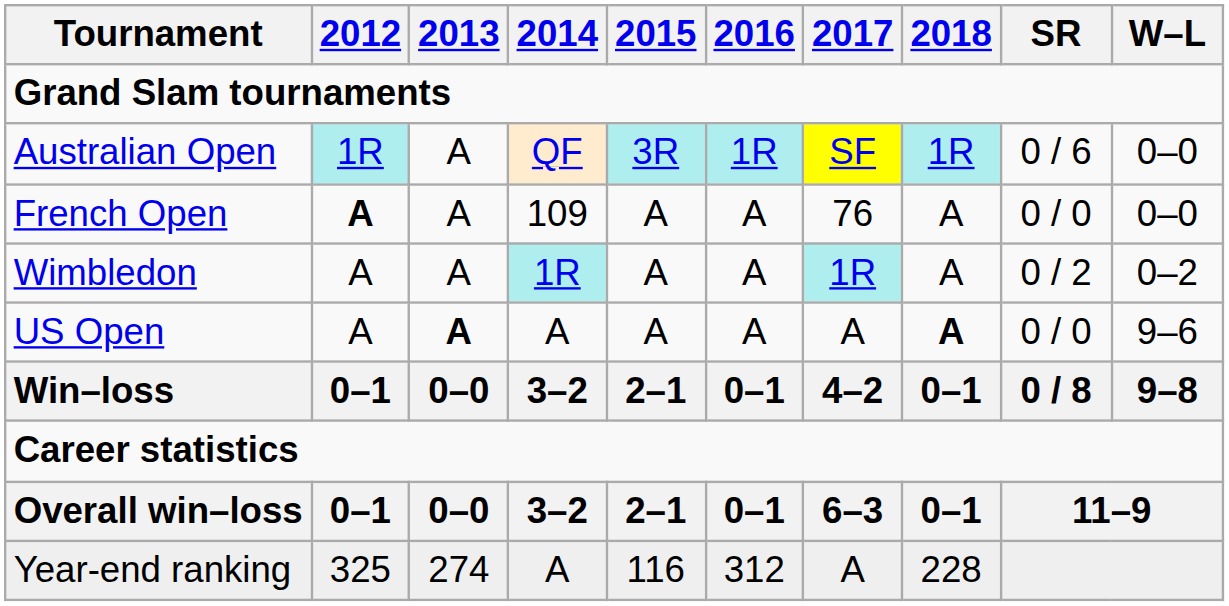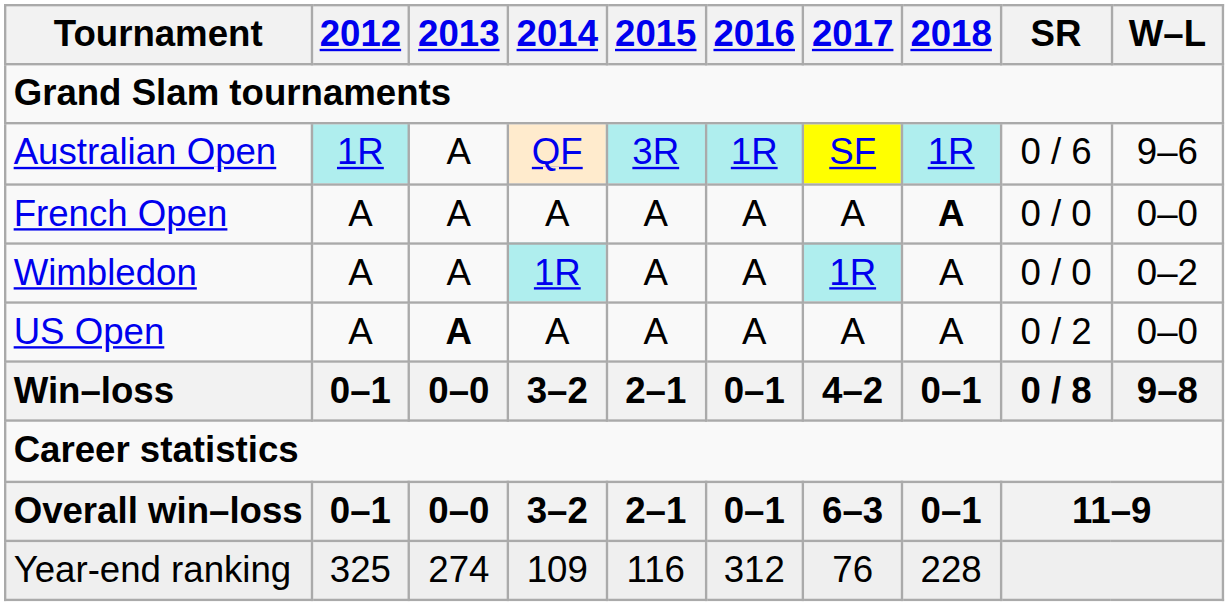(1167, 152) 0–0 -> (1167, 152) 9–6
(360, 212) bold -> (360, 212) normal
(557, 212) 109 -> (557, 212) A
(853, 212) 76 -> (853, 212) A
(951, 212) normal -> (951, 212) bold
(1056, 271) 0 / 2 -> (1056, 271) 0 / 0
(951, 330) bold -> (951, 330) normal
(1056, 330) 0 / 0 -> (1056, 330) 0 / 2
(1167, 330) 9–6 -> (1167, 330) 0–0
(557, 568) A -> (557, 568) 109
(853, 568) A -> (853, 568) 76
